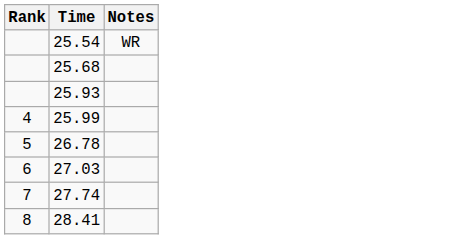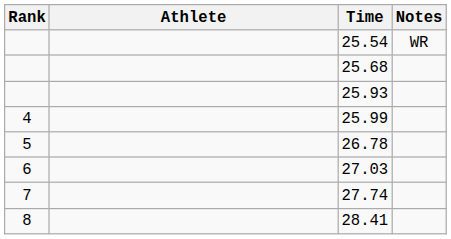+ column: (194, 17)
